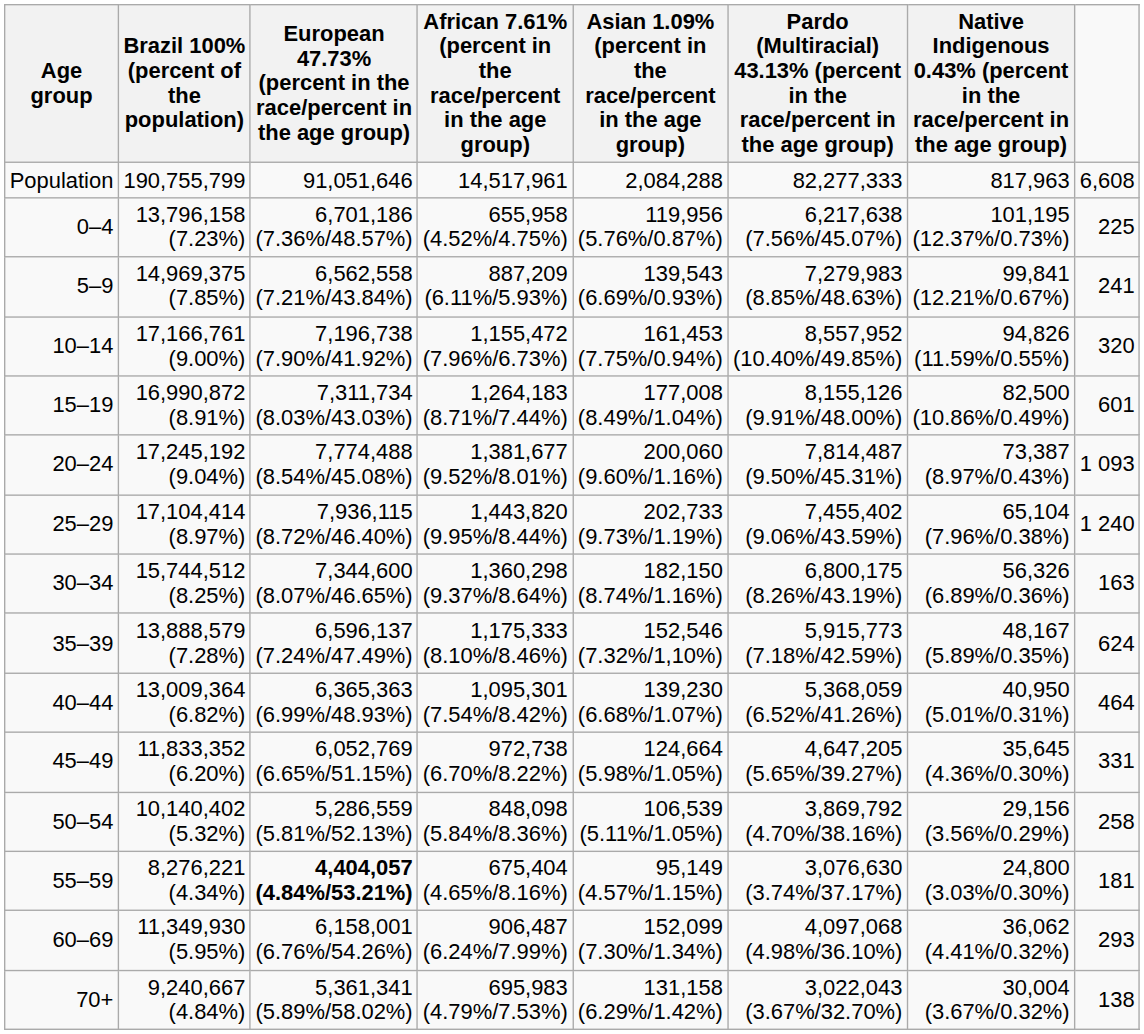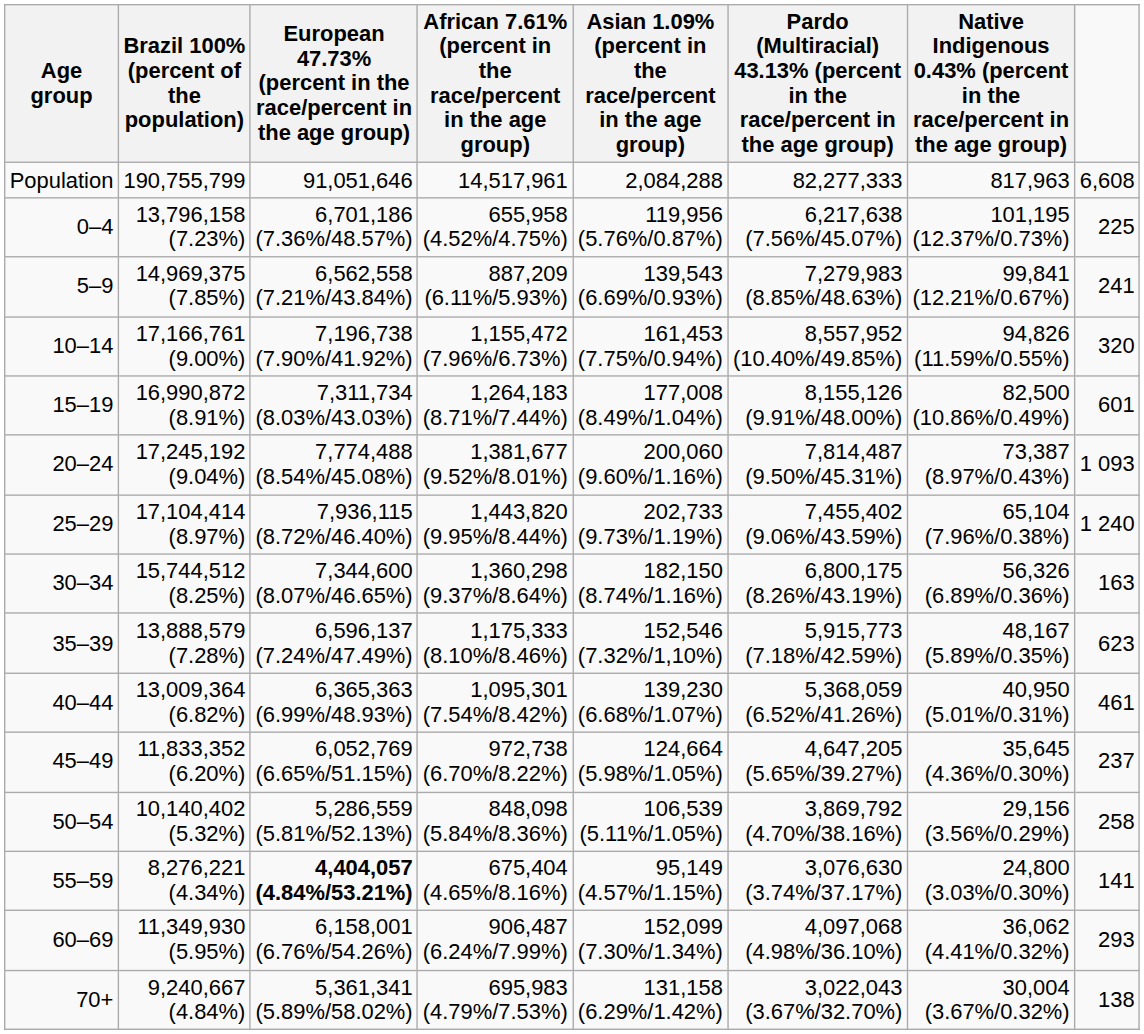(1116, 643) 624 -> (1116, 643) 623
(1116, 702) 464 -> (1116, 702) 461
(1116, 761) 331 -> (1116, 761) 237
(1116, 880) 181 -> (1116, 880) 141
